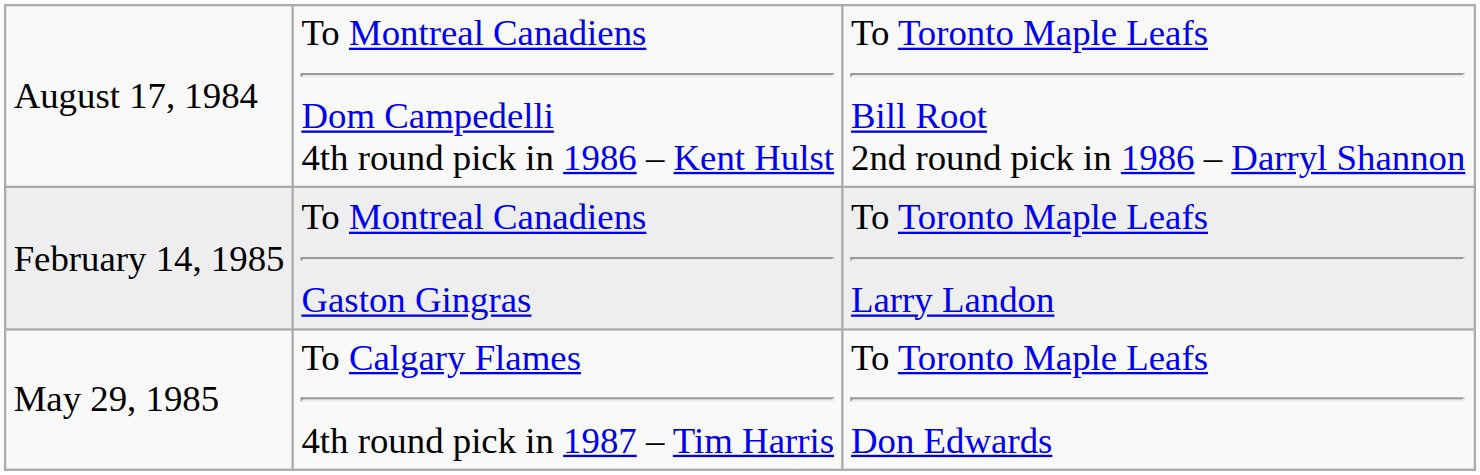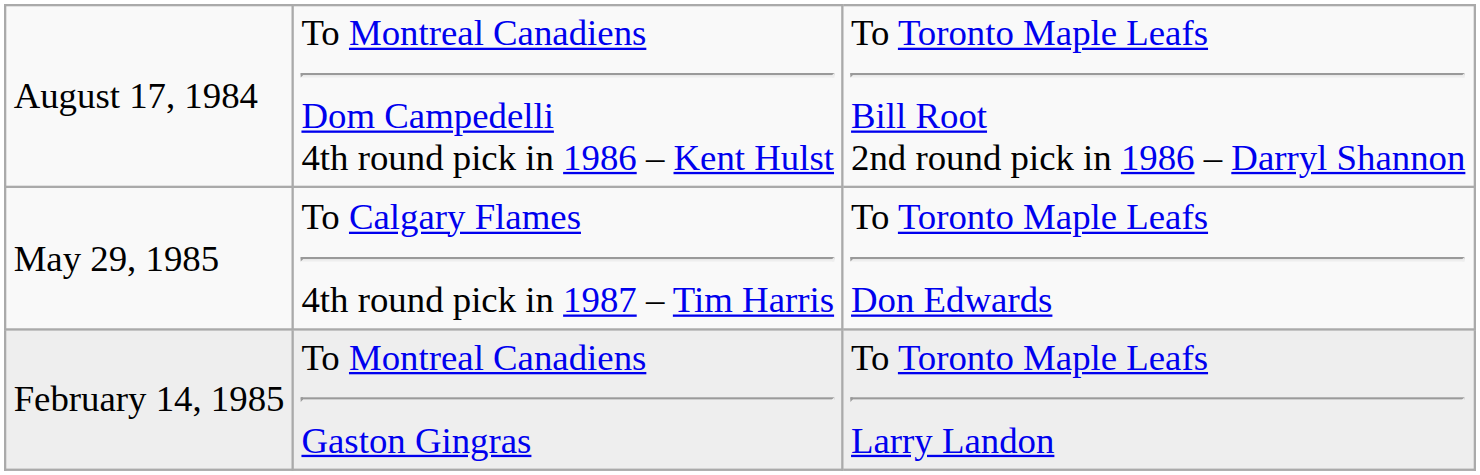rows swapped: (149, 257) <-> (116, 398)
